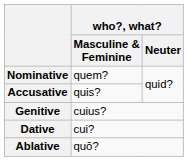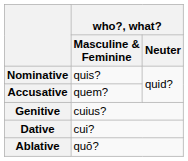(91, 75) quem? -> (87, 75) quis?
(87, 93) quis? -> (91, 93) quem?
